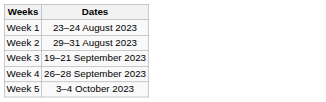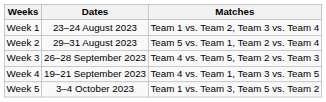+ column: (235, 12)
(95, 58) 19–21 September 2023 -> (95, 58) 26–28 September 2023
(95, 74) 26–28 September 2023 -> (95, 74) 19–21 September 2023
